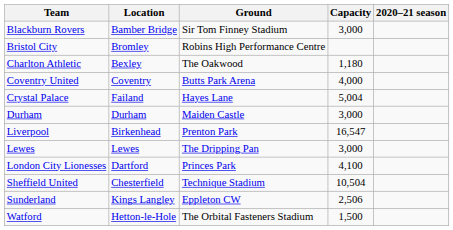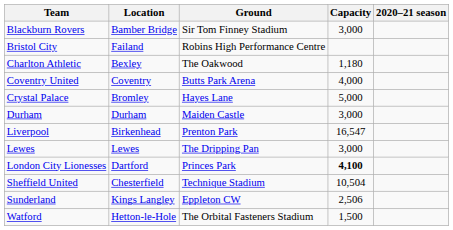(130, 47) Bromley -> (127, 47) Failand
(127, 98) Failand -> (130, 98) Bromley
(351, 98) 5,004 -> (351, 98) 5,000
(351, 166) normal -> (351, 166) bold
